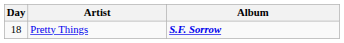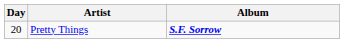(16, 30) 18 -> (16, 30) 20
